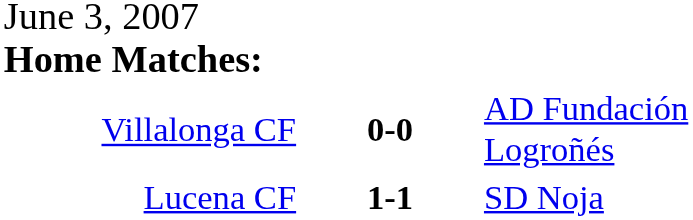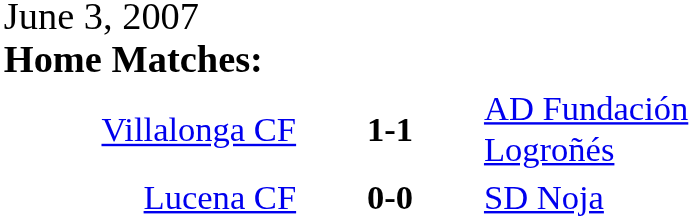(390, 128) 0-0 -> (390, 128) 1-1
(390, 197) 1-1 -> (390, 197) 0-0
